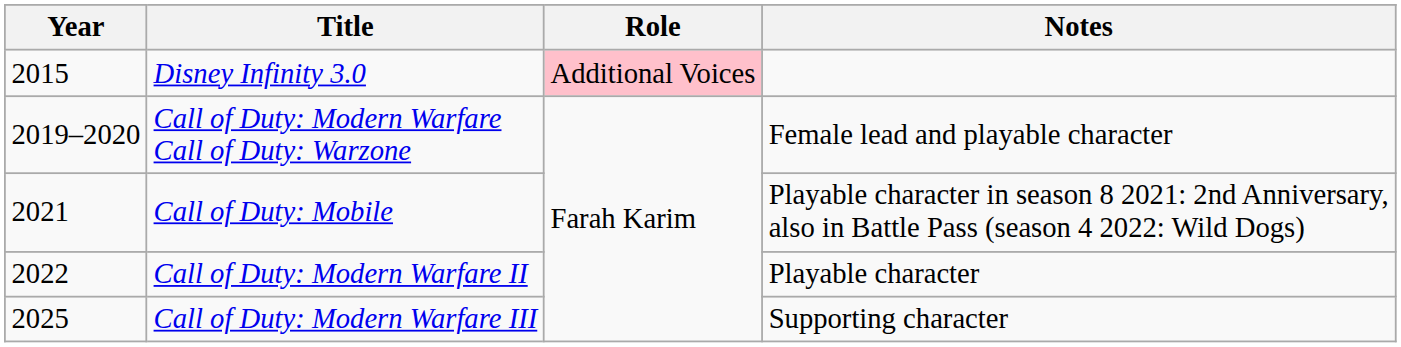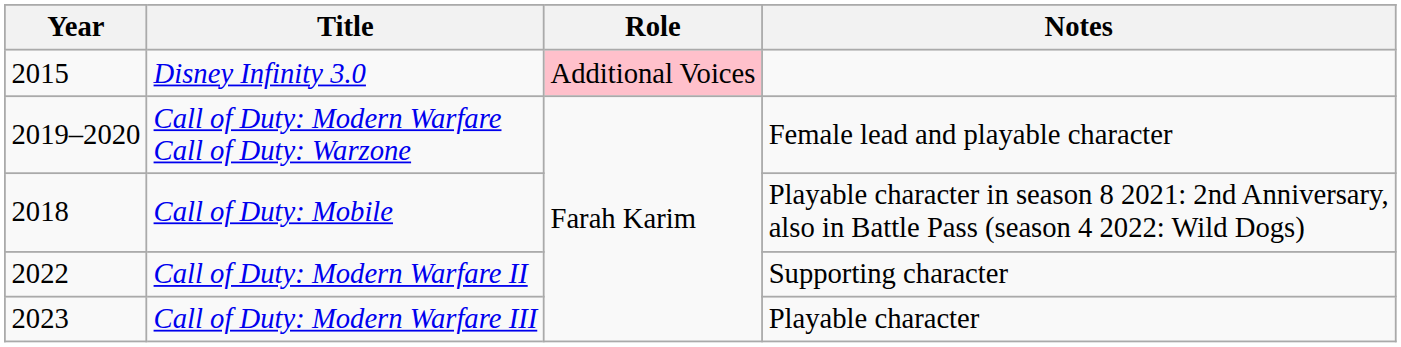(40, 211) 2021 -> (40, 211) 2018
(874, 273) Playable character -> (888, 273) Supporting character
(40, 318) 2025 -> (40, 318) 2023
(888, 318) Supporting character -> (874, 318) Playable character
